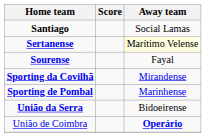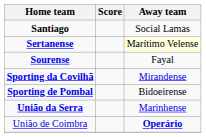(163, 92) Marinhense -> (163, 92) Bidoeirense
(163, 108) Bidoeirense -> (163, 108) Marinhense
